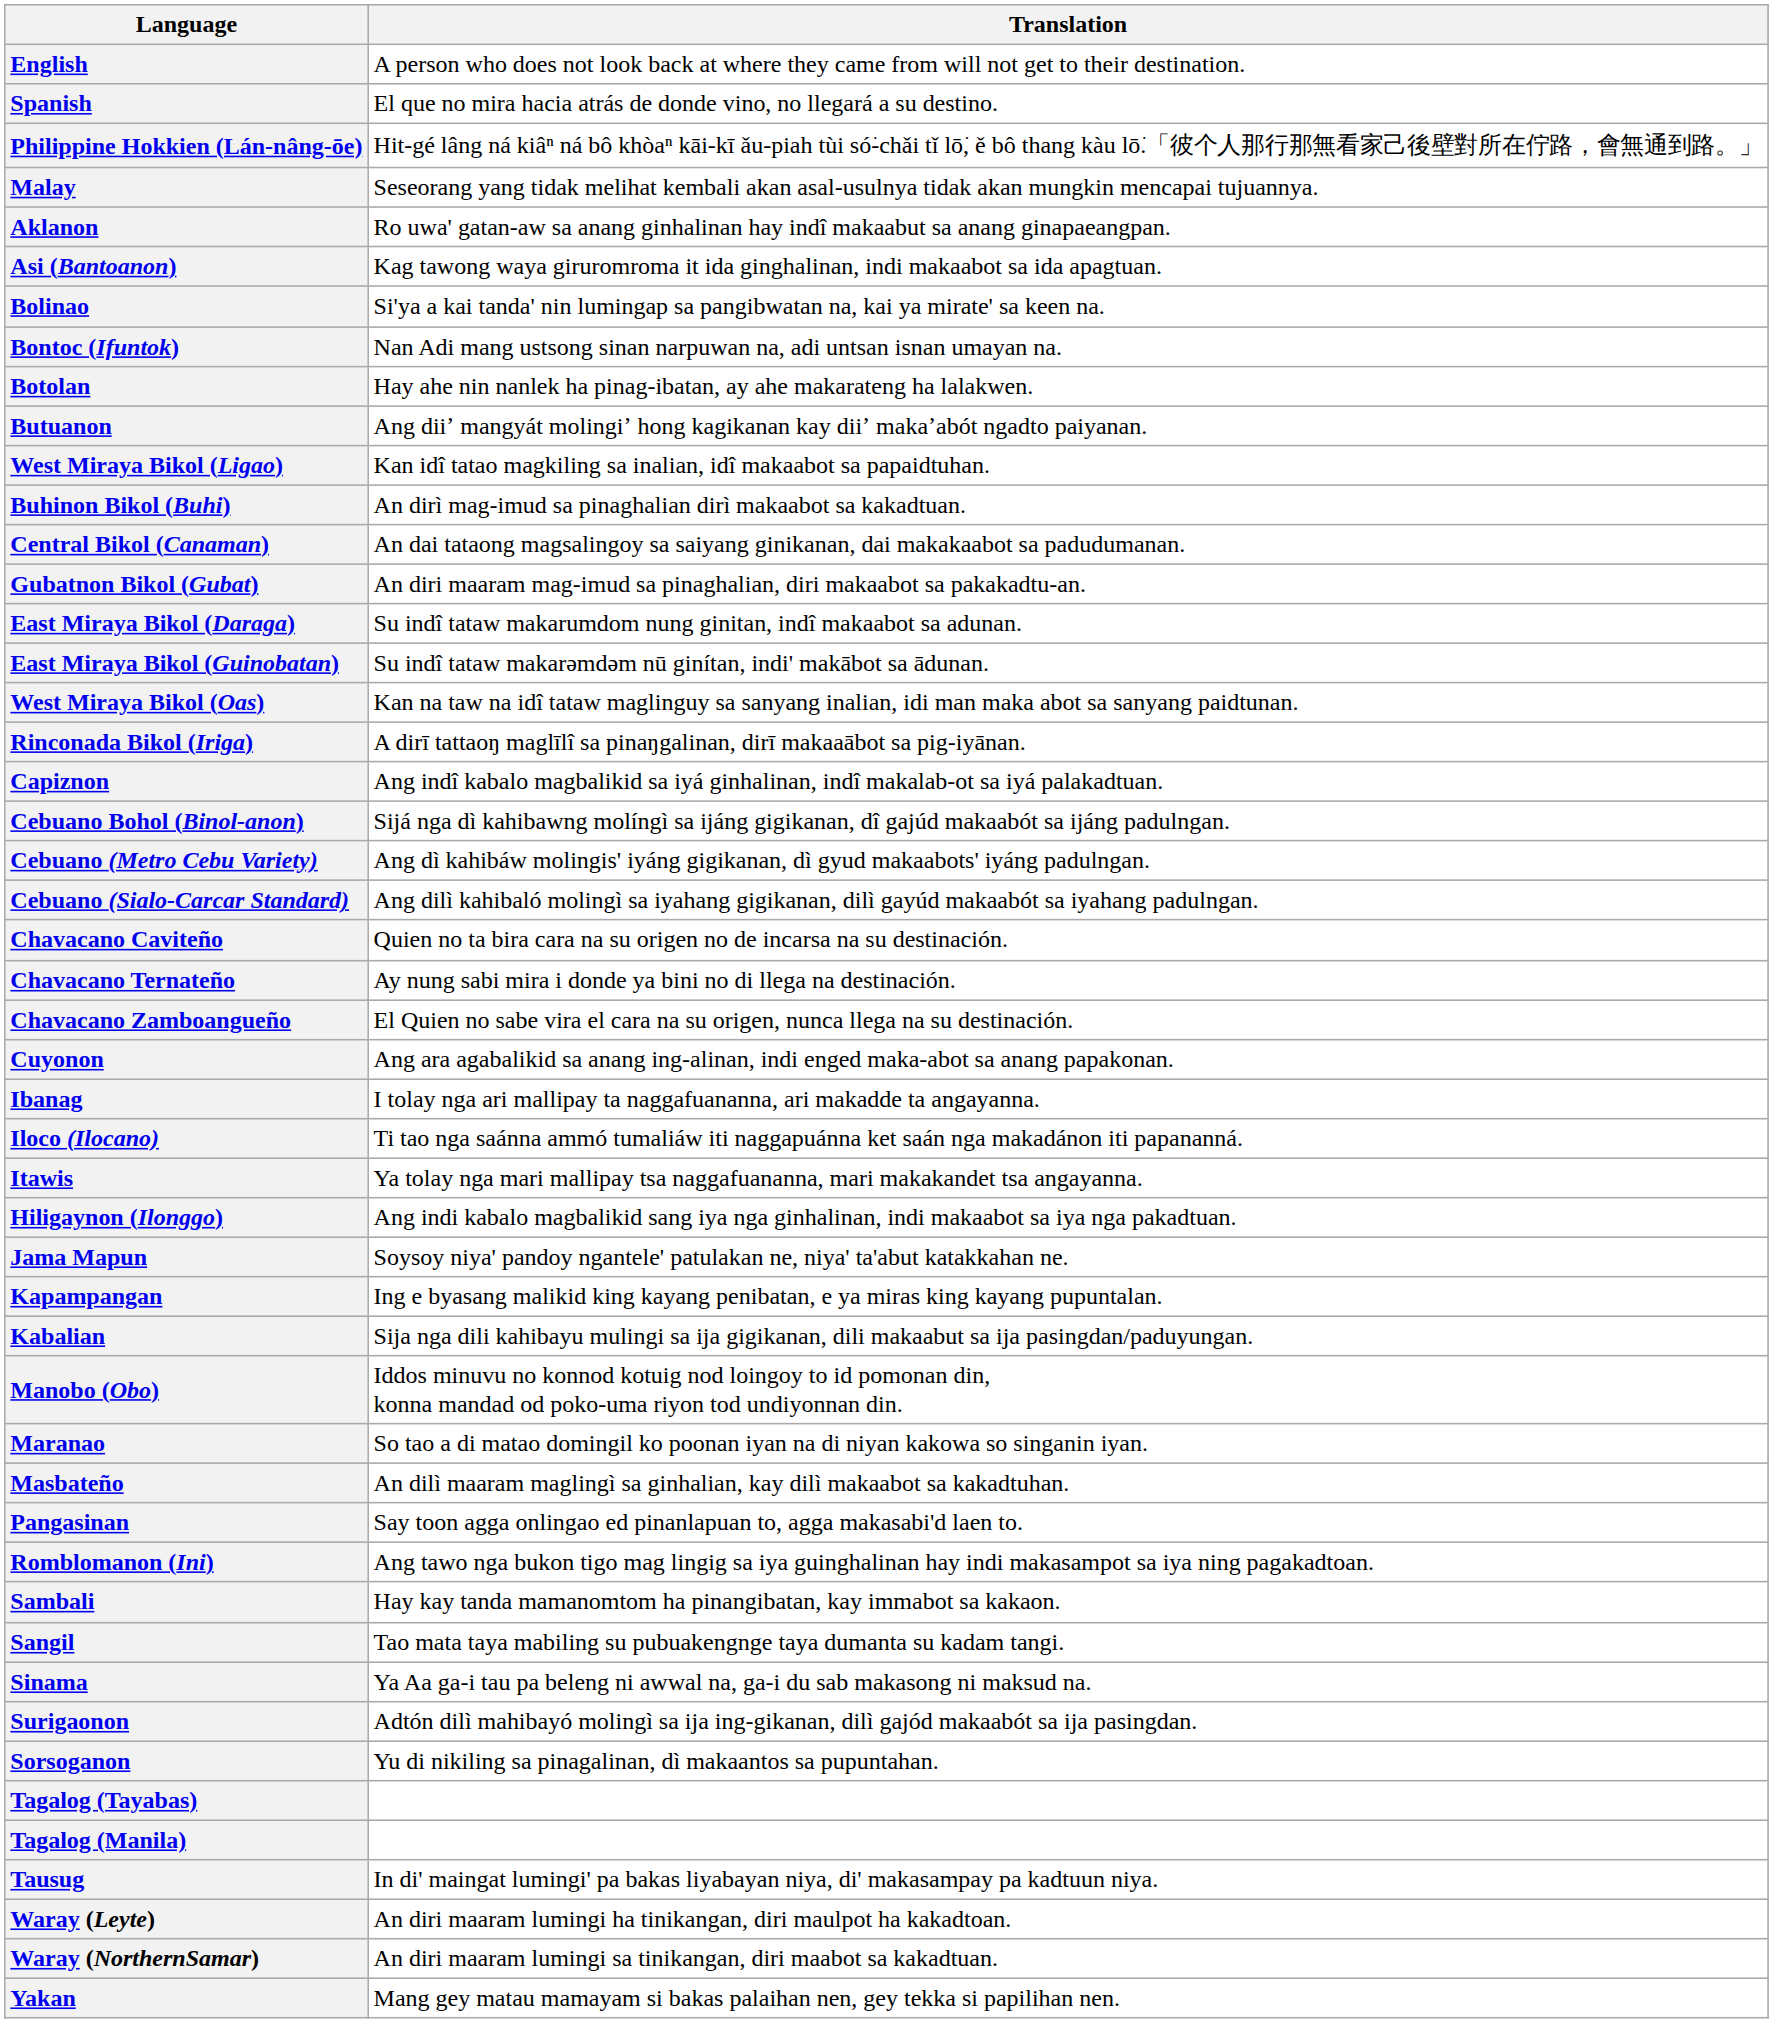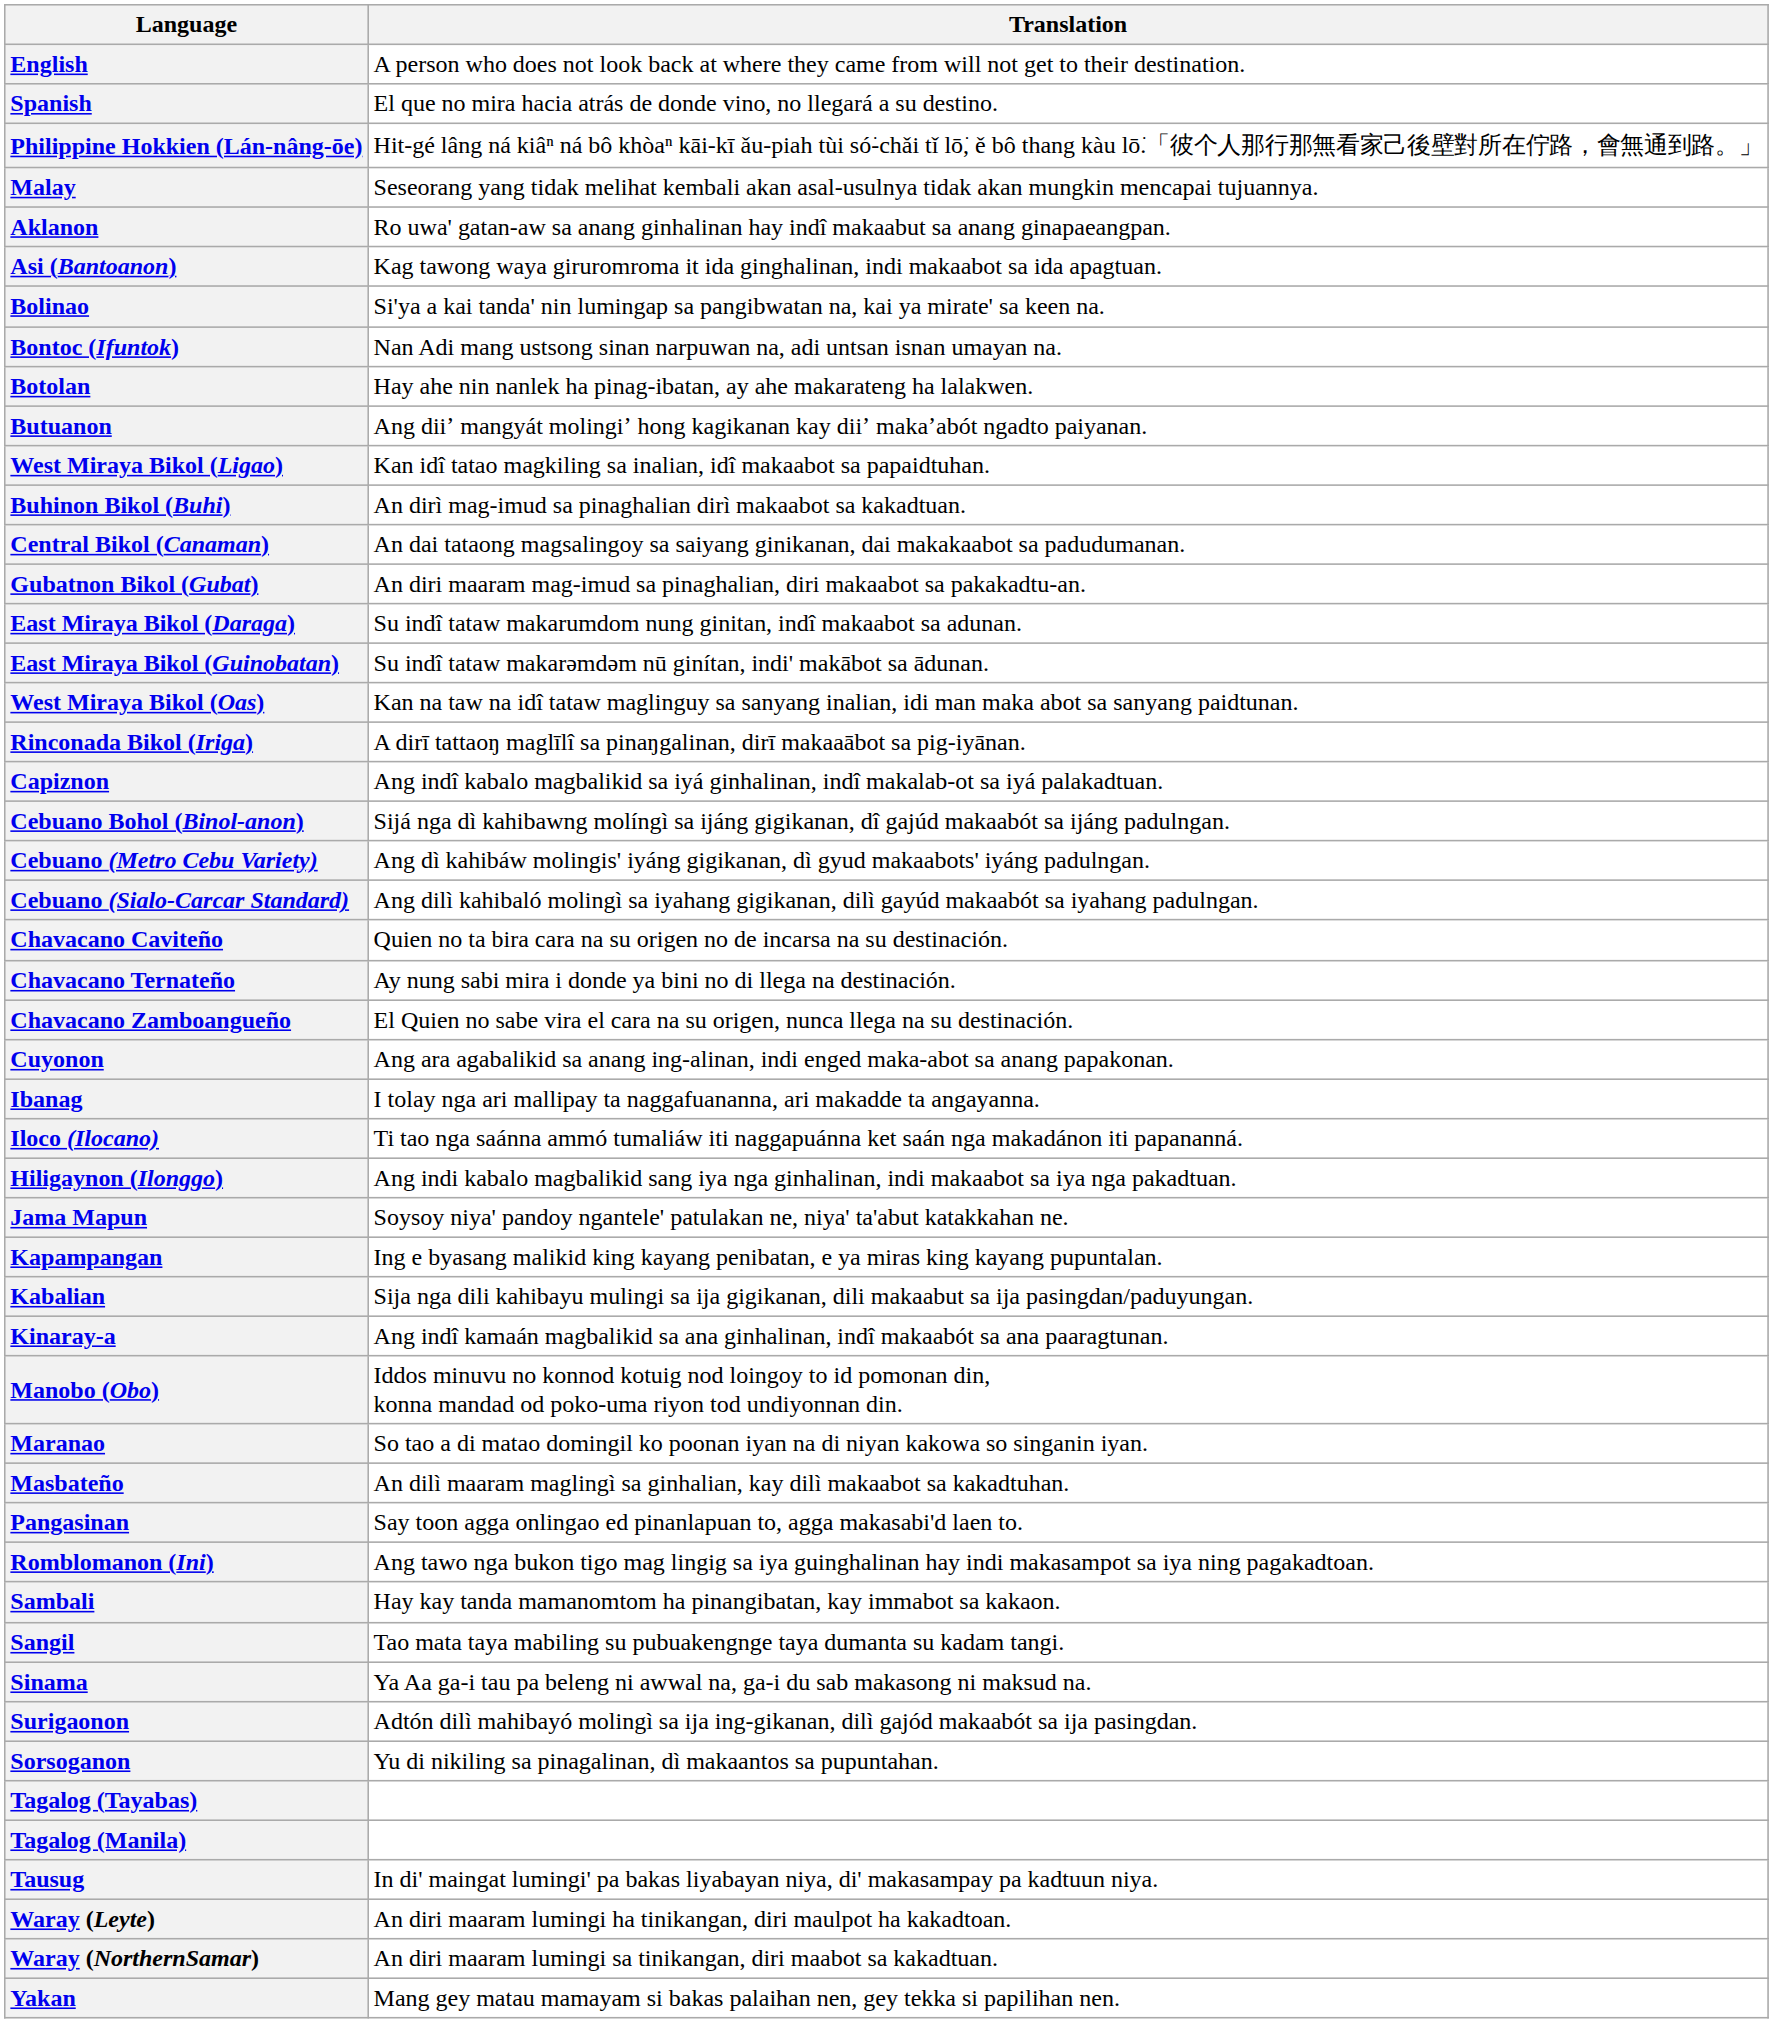- row: (42, 1177)
+ row: (63, 1335)
